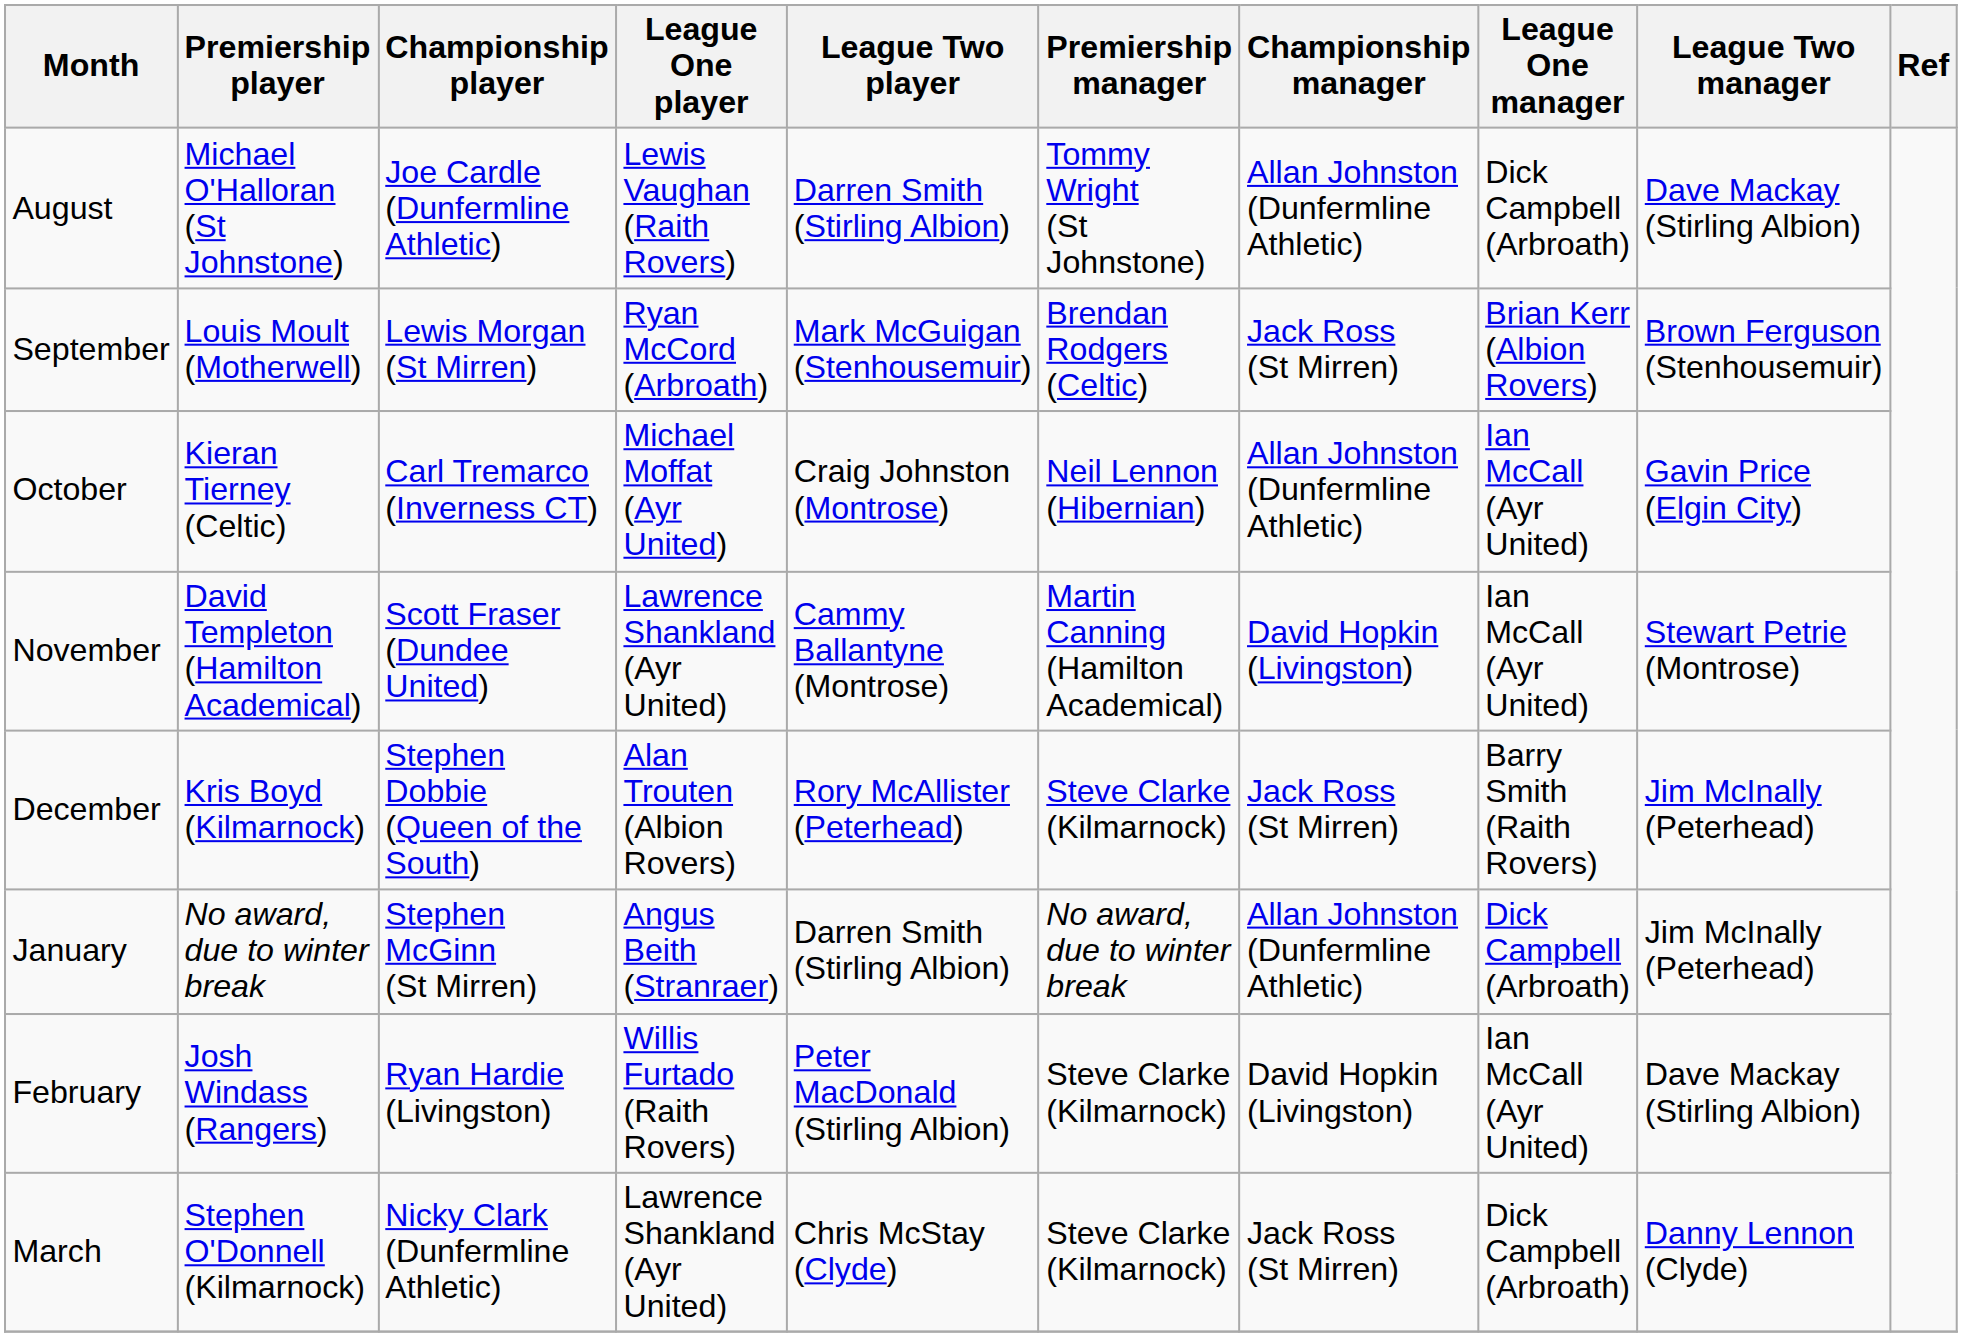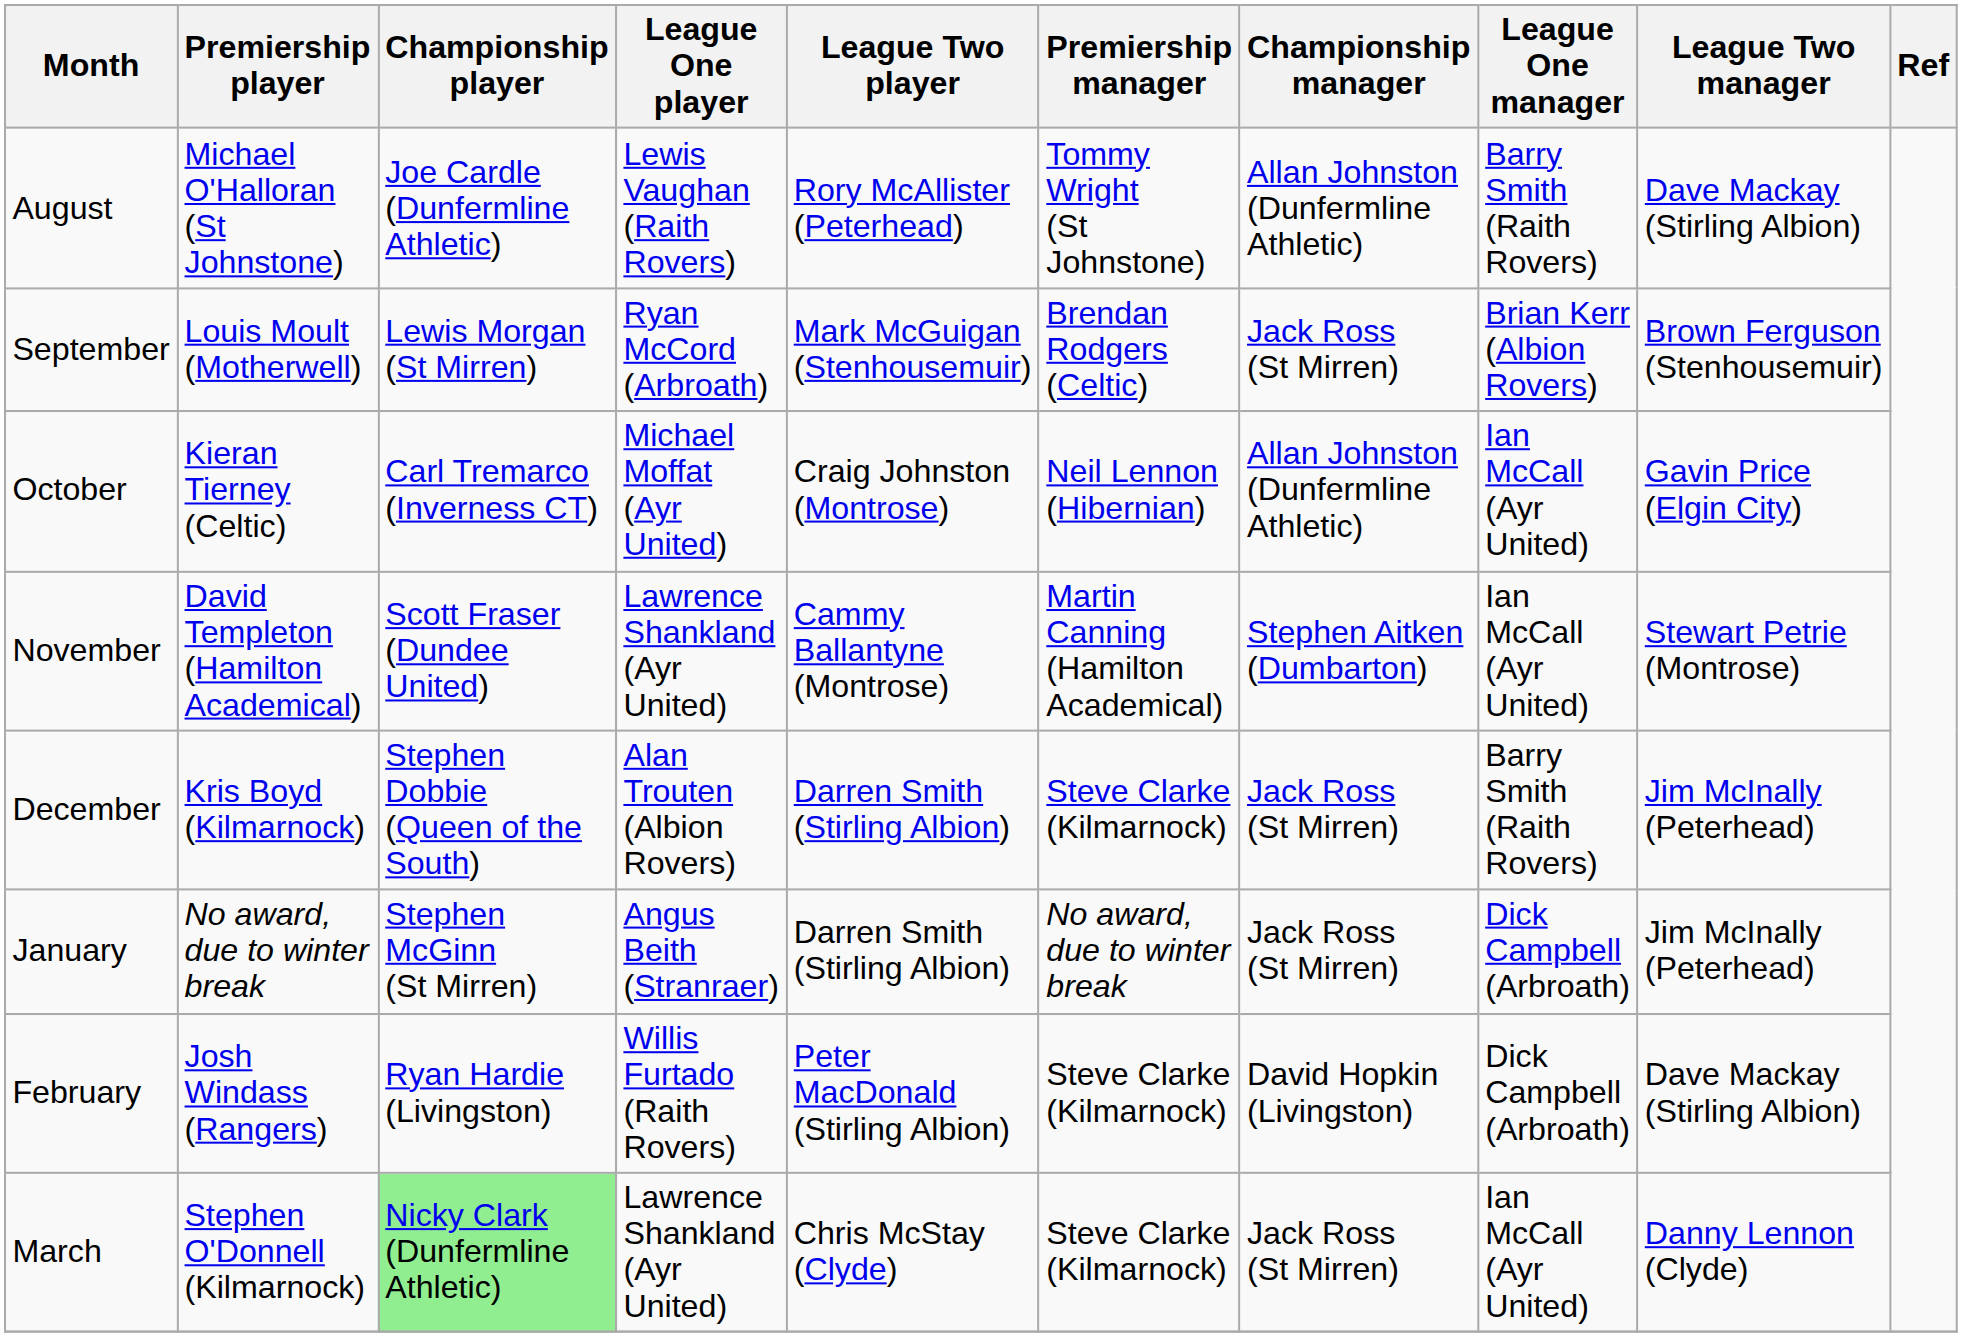(902, 207) Darren Smith (Stirling Albion) -> (902, 207) Rory McAllister (Peterhead)
(1558, 207) Dick Campbell (Arbroath) -> (1541, 207) Barry Smith (Raith Rovers)
(1343, 650) David Hopkin (Livingston) -> (1355, 650) Stephen Aitken (Dumbarton)
(902, 809) Rory McAllister (Peterhead) -> (902, 809) Darren Smith (Stirling Albion)
(1353, 951) Allan Johnston (Dunfermline Athletic) -> (1323, 951) Jack Ross (St Mirren)
(1537, 1092) Ian McCall (Ayr United) -> (1558, 1092) Dick Campbell (Arbroath)
(477, 1252) no background -> (477, 1252) lightgreen background
(1558, 1252) Dick Campbell (Arbroath) -> (1537, 1252) Ian McCall (Ayr United)
